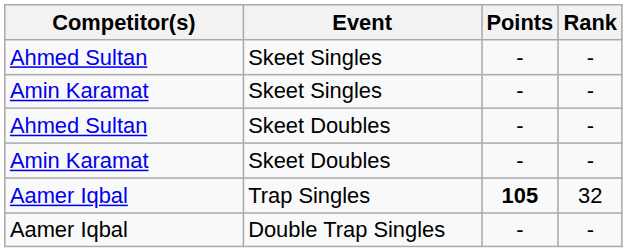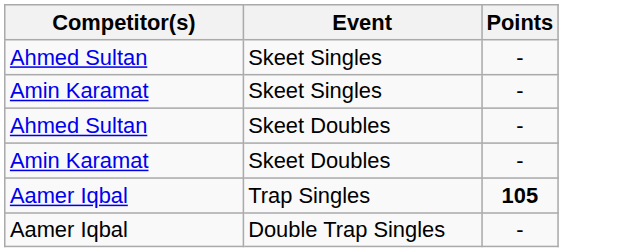- column: (590, 22)
